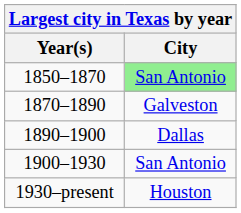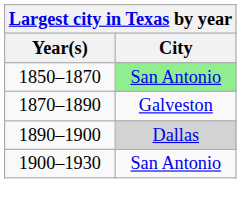(181, 134) no background -> (176, 134) lightgrey background
- row: (65, 192)
